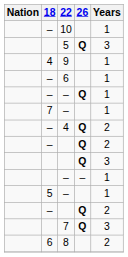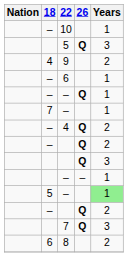(107, 62) 1 -> (107, 62) 2
(107, 194) no background -> (107, 194) lightgreen background
